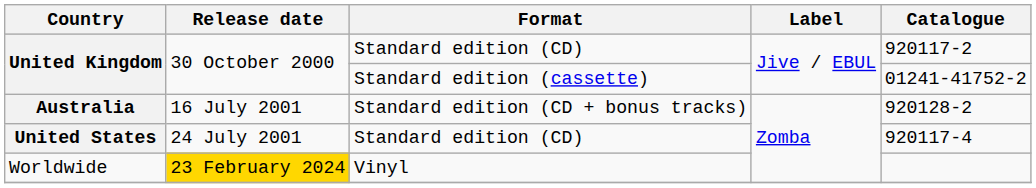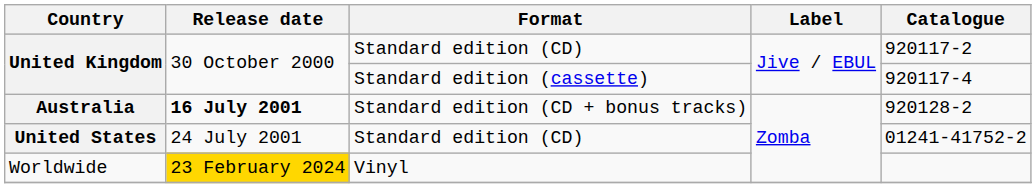(956, 79) 01241-41752-2 -> (928, 79) 920117-4
(236, 109) normal -> (236, 109) bold
(928, 138) 920117-4 -> (956, 138) 01241-41752-2
